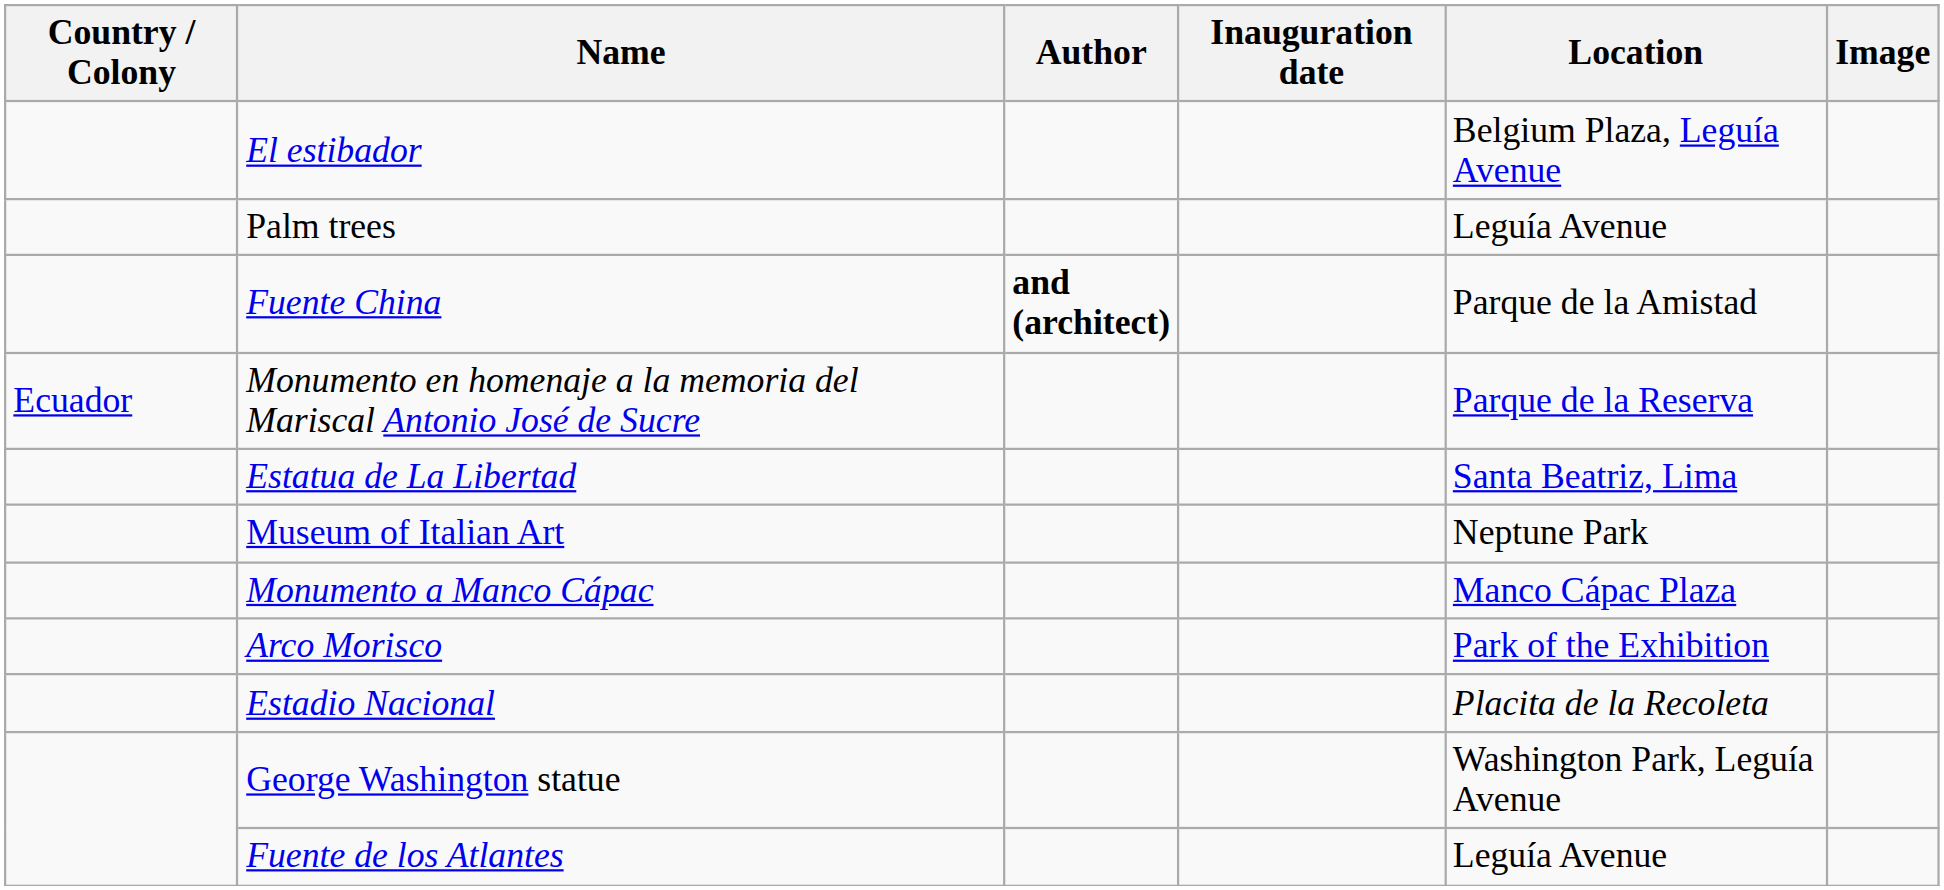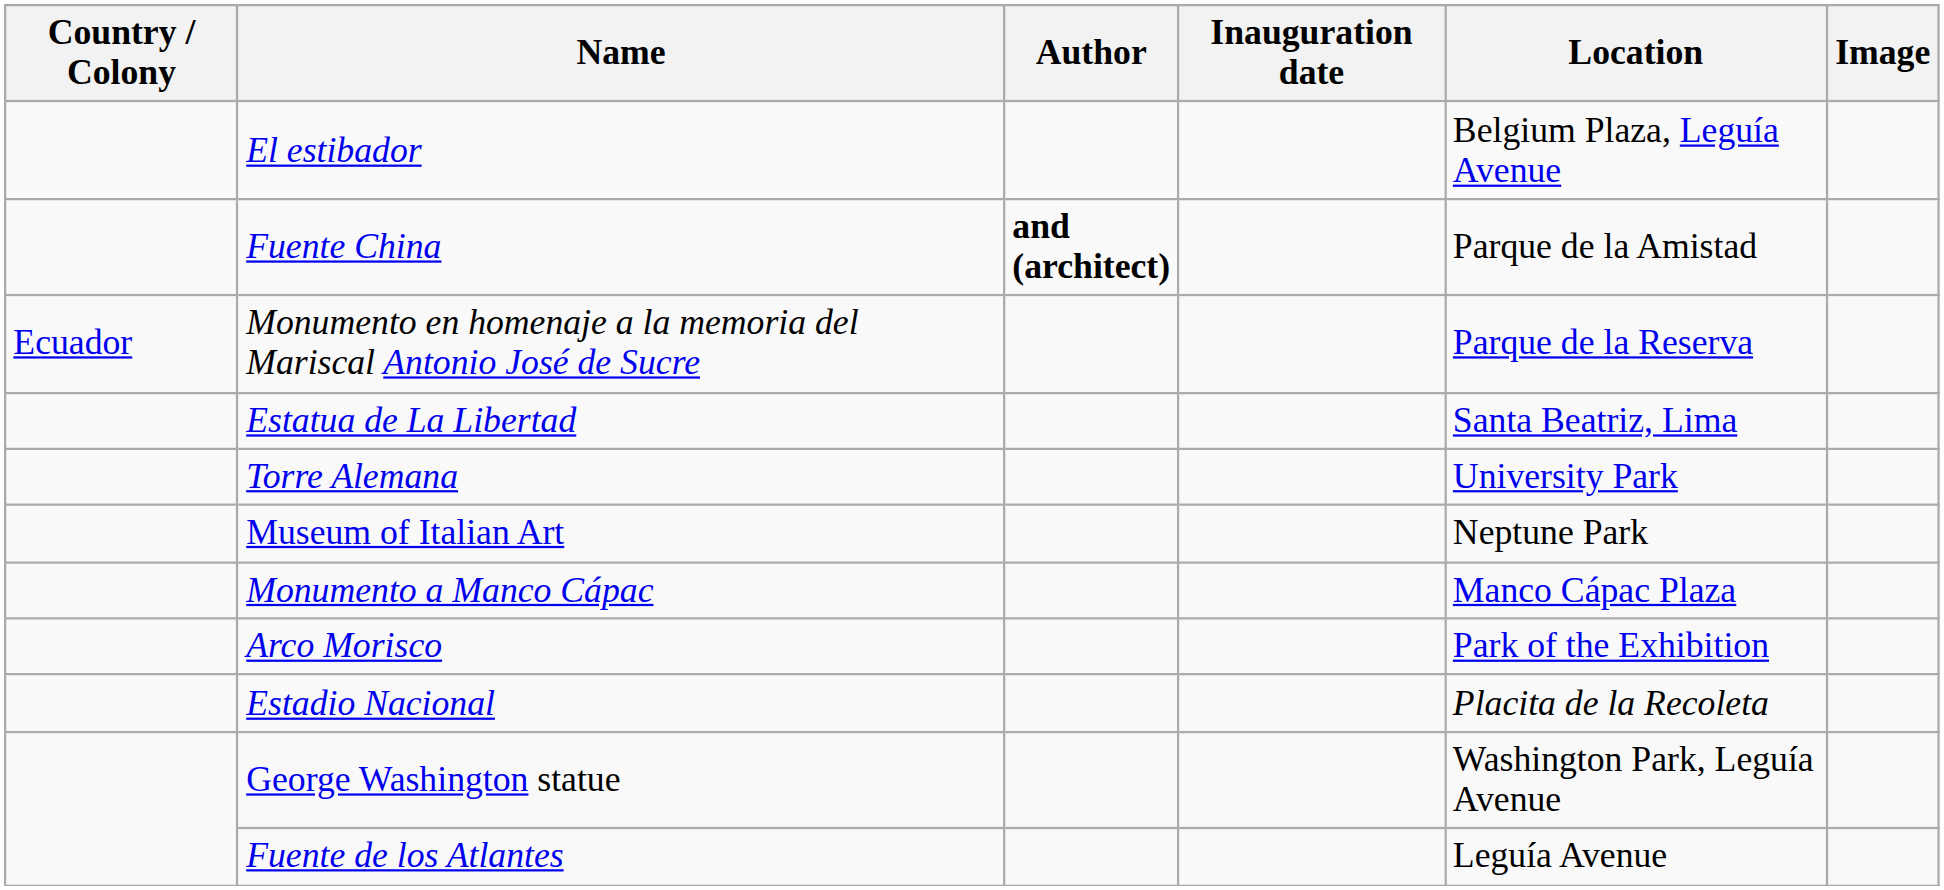- row: (321, 226)
+ row: (352, 476)
